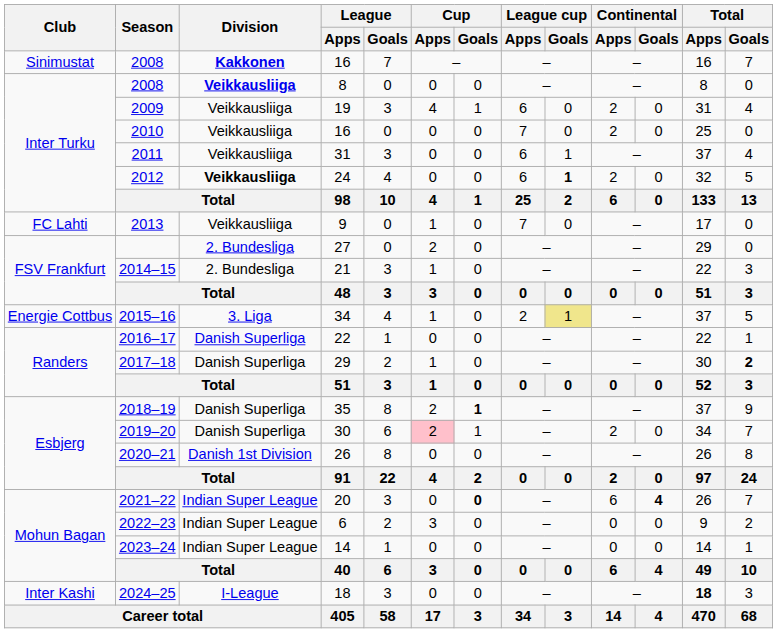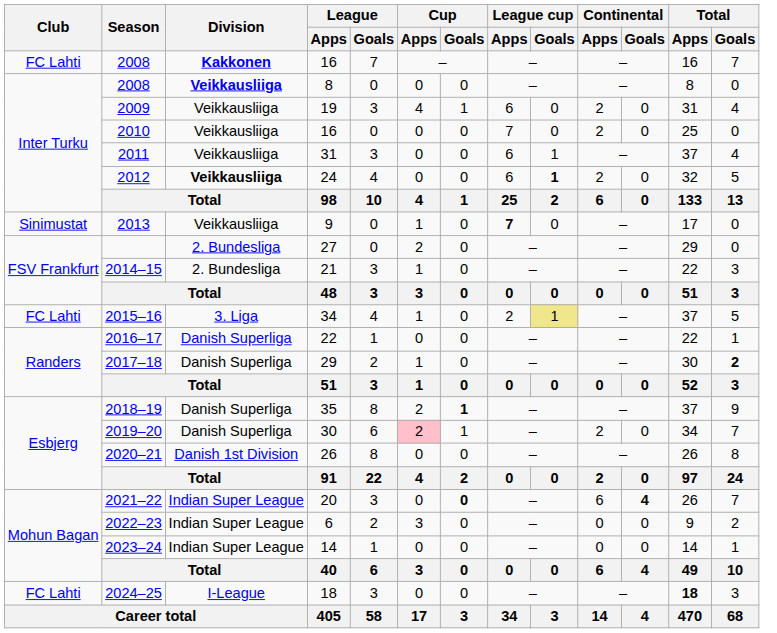(60, 62) Sinimustat -> (53, 62) FC Lahti
(60, 223) FC Lahti -> (53, 223) Sinimustat
(523, 223) normal -> (509, 223) bold
(60, 316) Energie Cottbus -> (53, 316) FC Lahti
(60, 593) Inter Kashi -> (53, 593) FC Lahti
